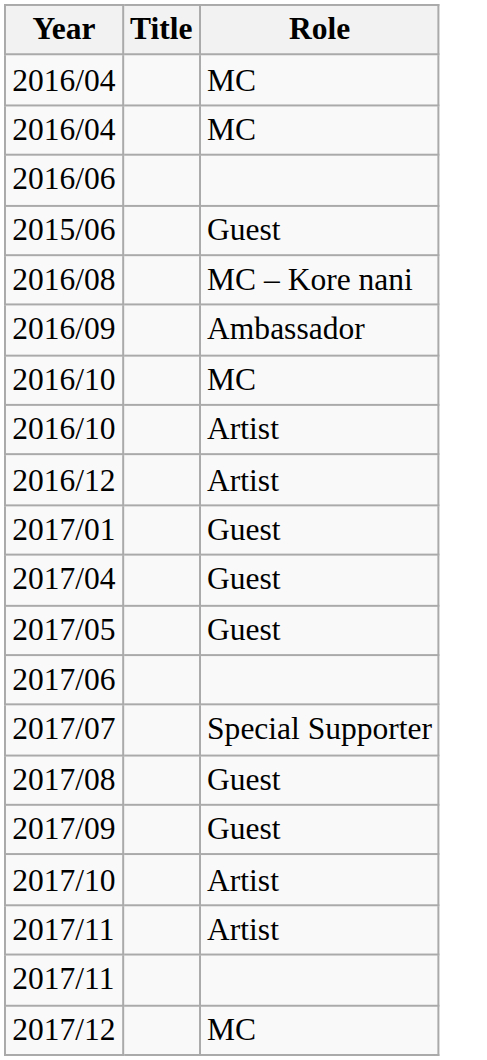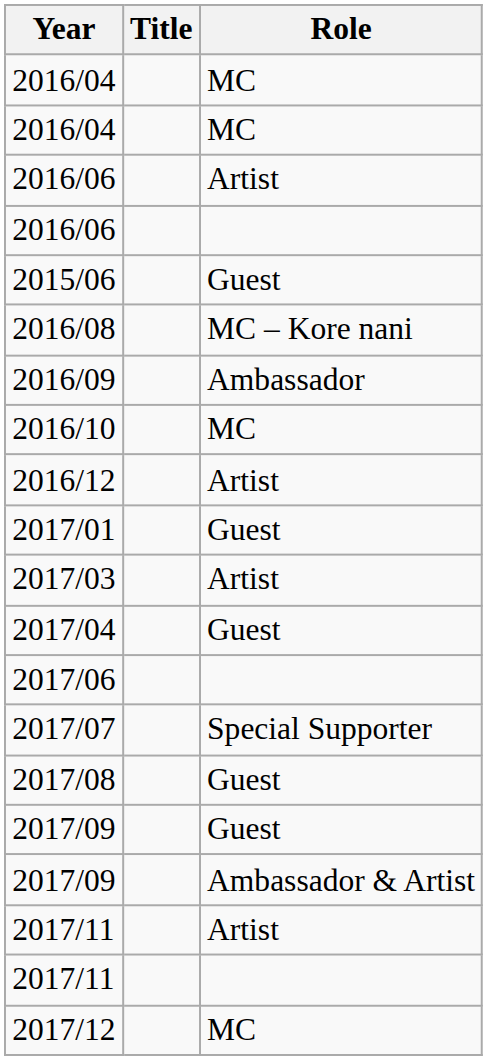+ row: (64, 179)
- row: (64, 429)
+ row: (64, 579)
- row: (64, 629)
+ row: (64, 879)
- row: (64, 879)
